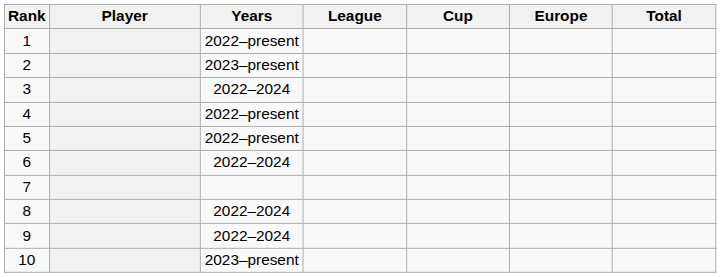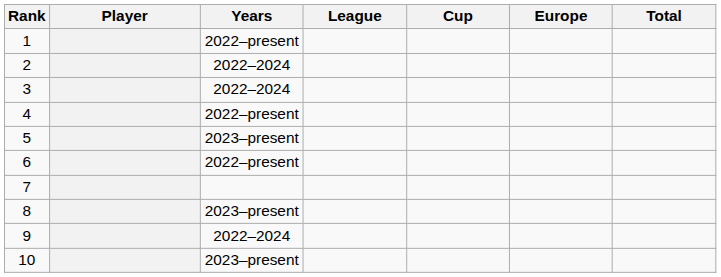(252, 65) 2023–present -> (252, 65) 2022–2024
(252, 138) 2022–present -> (252, 138) 2023–present
(252, 162) 2022–2024 -> (252, 162) 2022–present
(252, 211) 2022–2024 -> (252, 211) 2023–present
